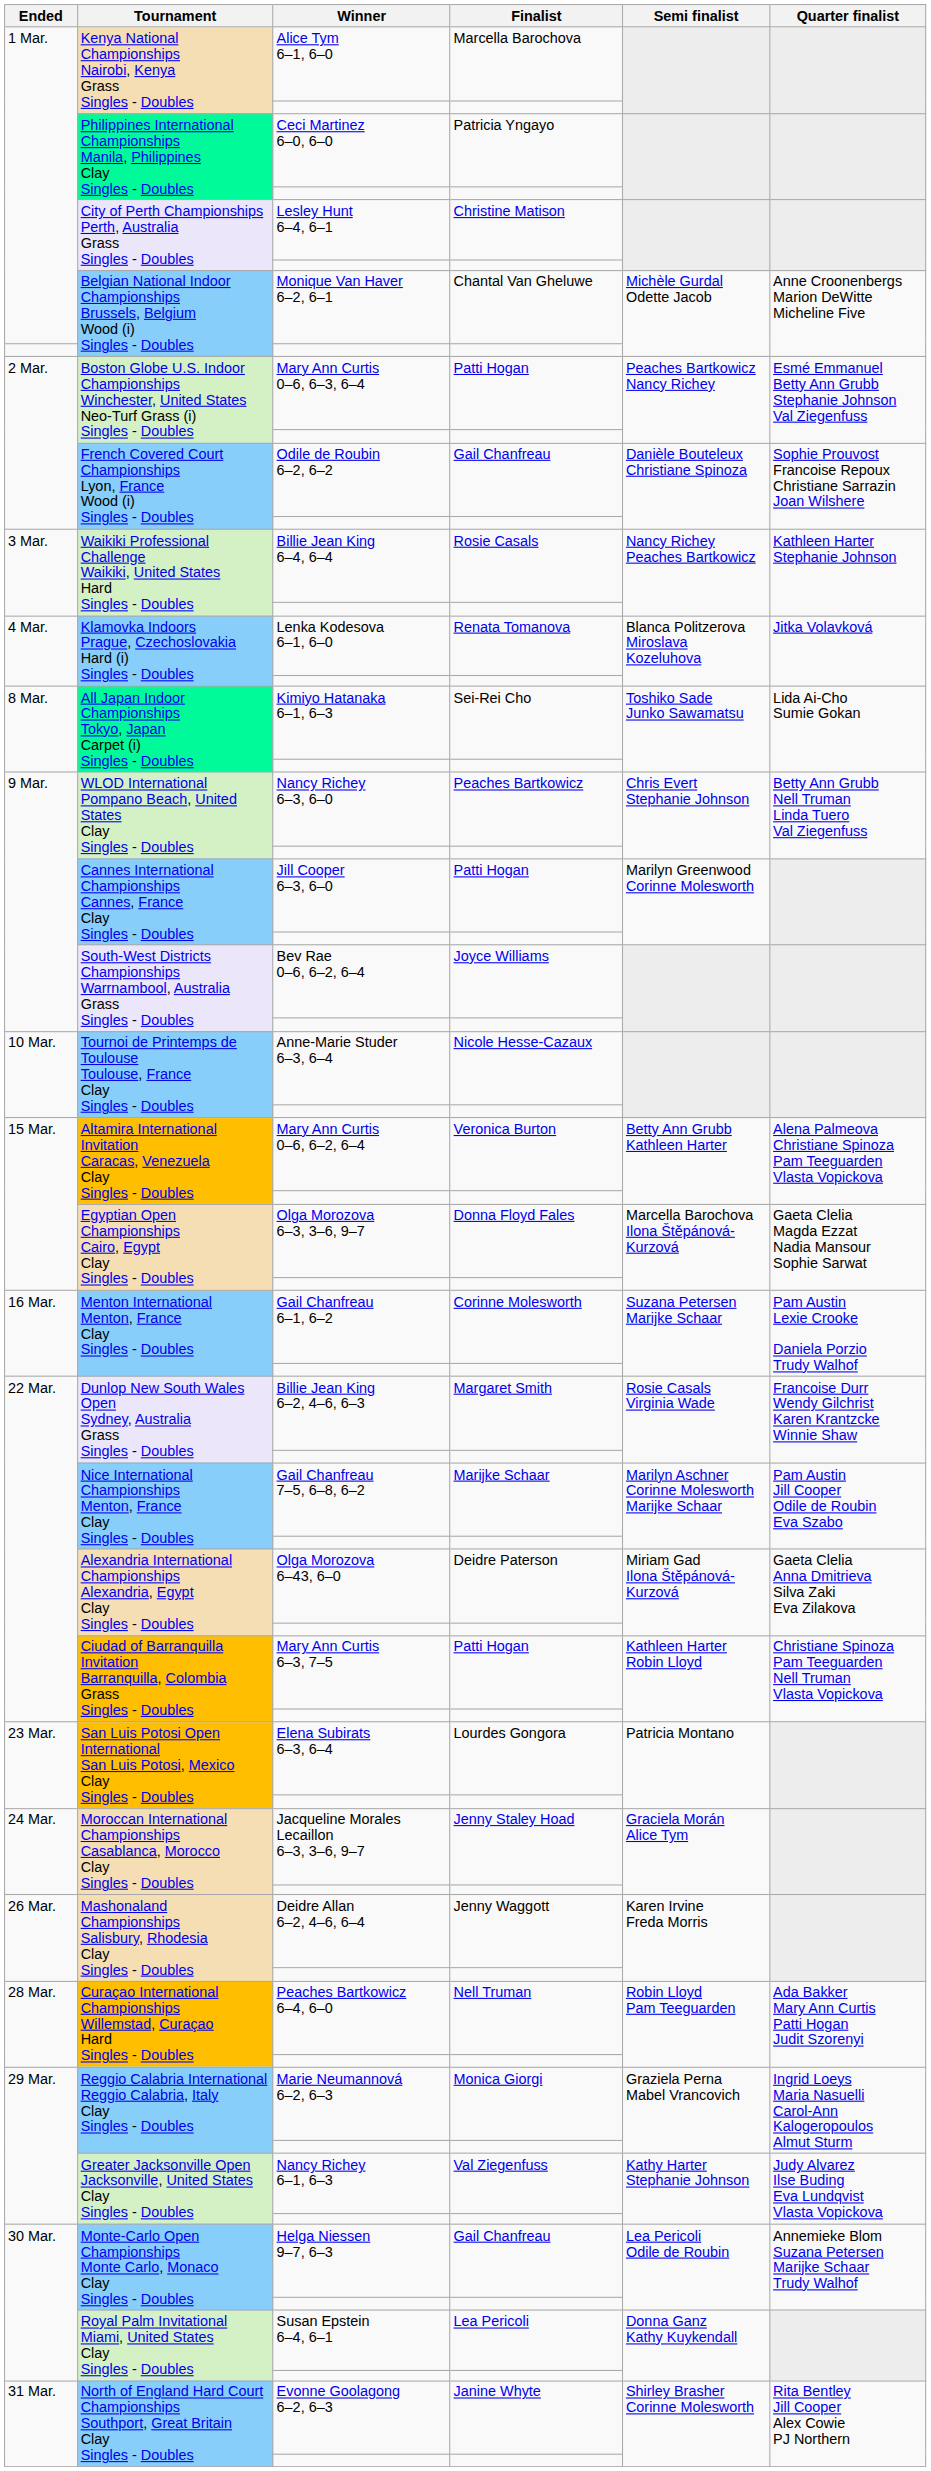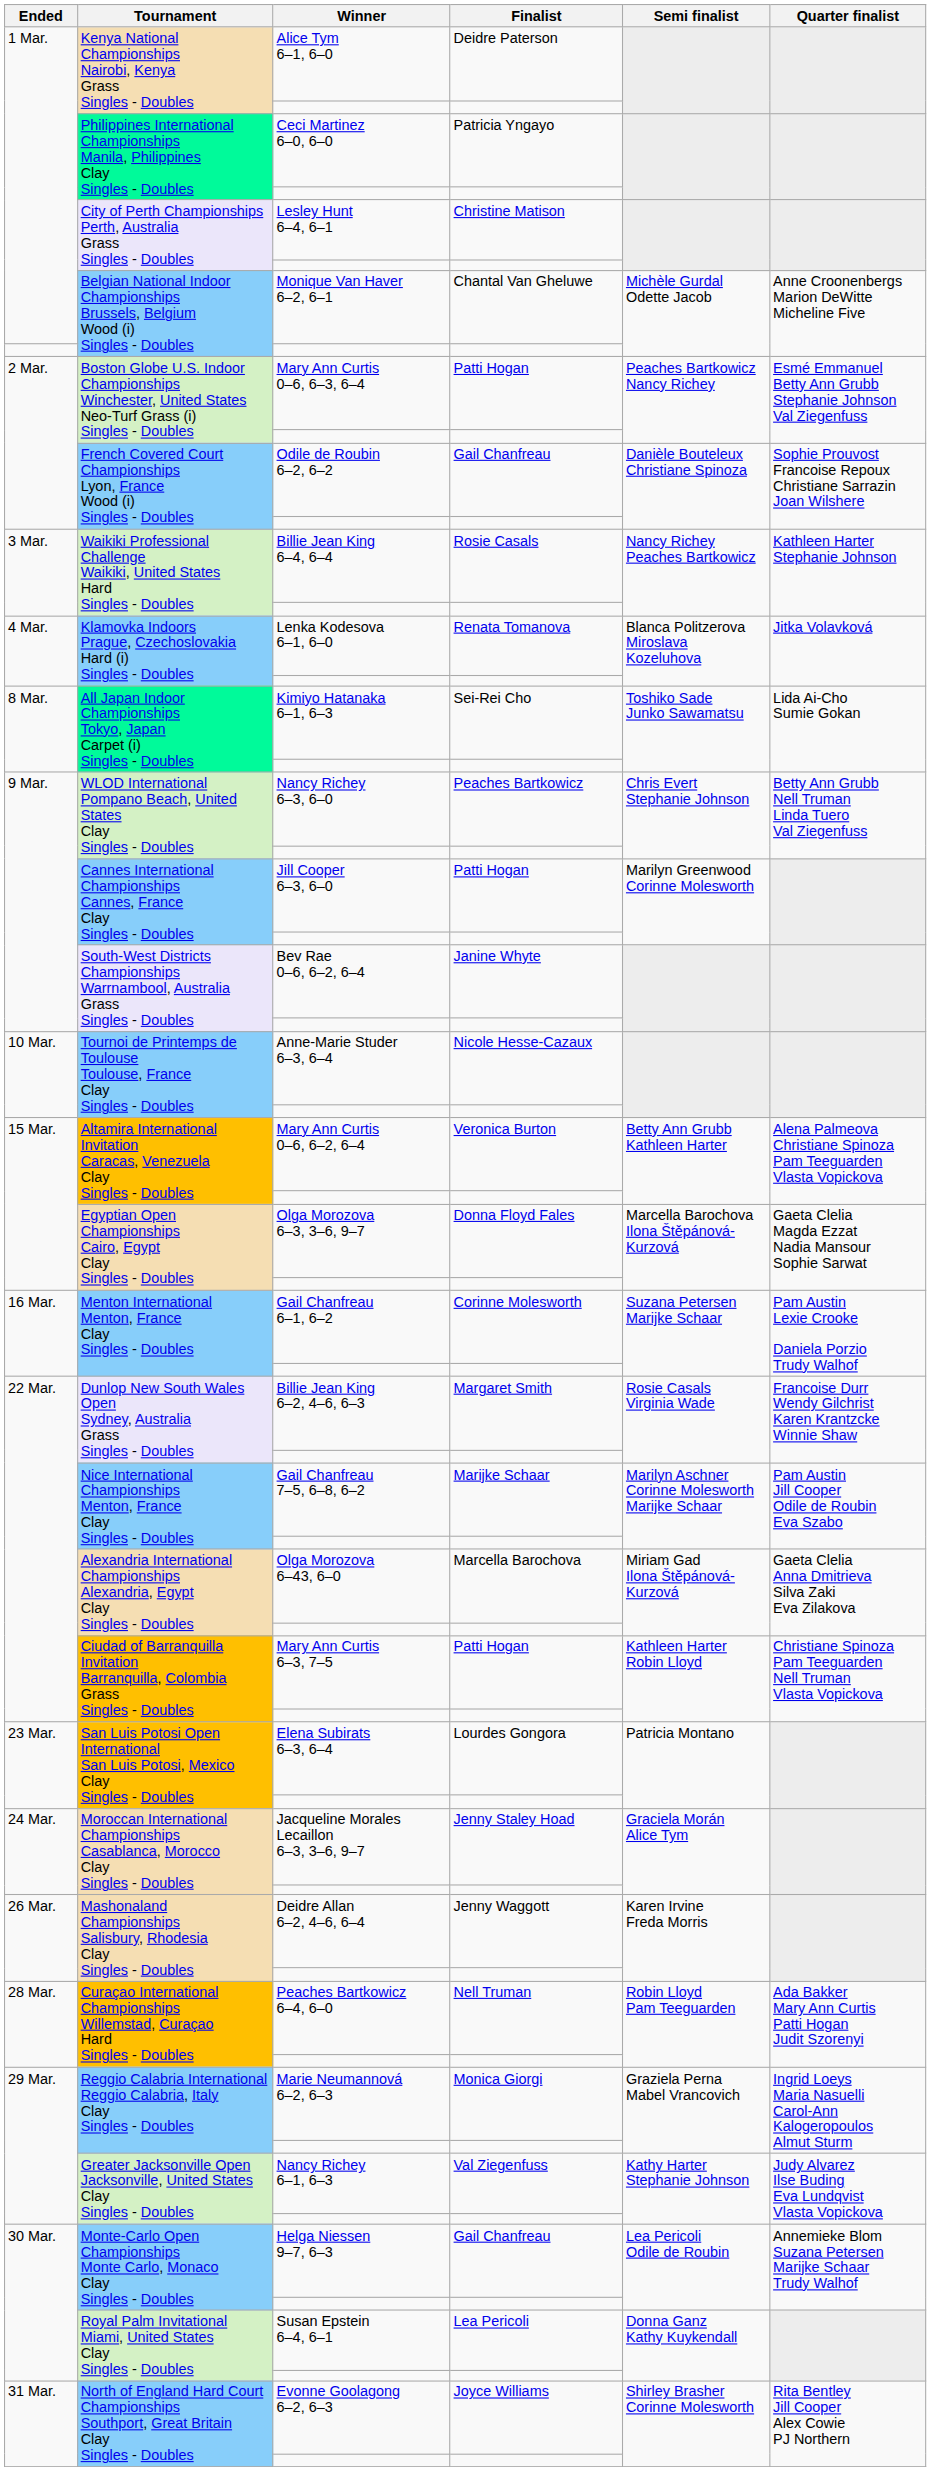(517, 38) Marcella Barochova -> (506, 38) Deidre Paterson
(501, 956) Joyce Williams -> (497, 956) Janine Whyte
(506, 1560) Deidre Paterson -> (517, 1560) Marcella Barochova
(497, 2392) Janine Whyte -> (501, 2392) Joyce Williams
